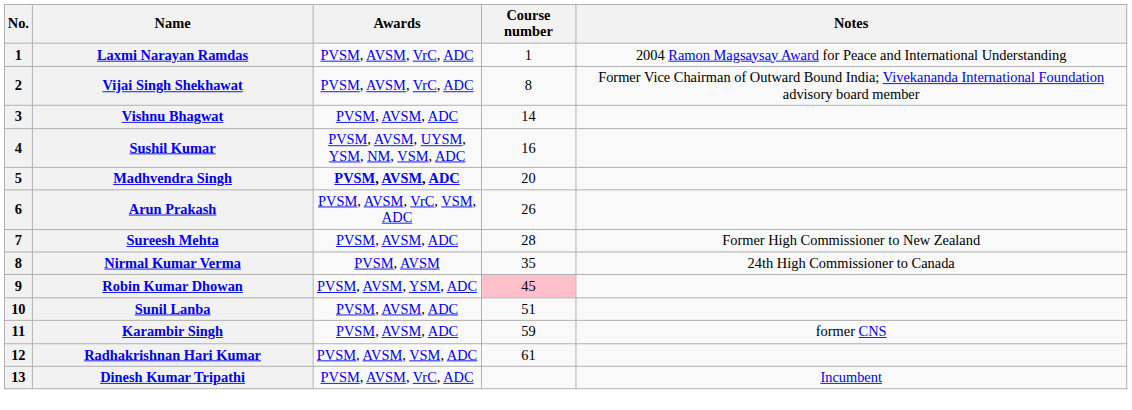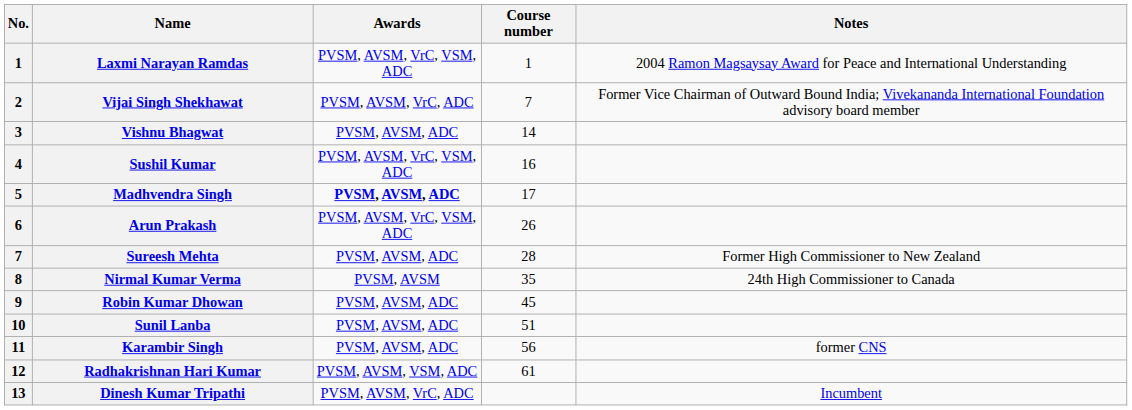(397, 54) PVSM, AVSM, VrC, ADC -> (397, 63) PVSM, AVSM, VrC, VSM, ADC
(528, 85) 8 -> (528, 102) 7
(397, 147) PVSM, AVSM, UYSM, YSM, NM, VSM, ADC -> (397, 163) PVSM, AVSM, VrC, VSM, ADC
(528, 178) 20 -> (528, 194) 17
(397, 286) PVSM, AVSM, YSM, ADC -> (397, 302) PVSM, AVSM, ADC
(528, 286) pink background -> (528, 302) no background
(528, 331) 59 -> (528, 348) 56
